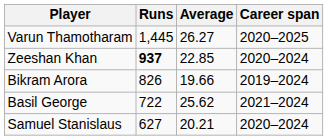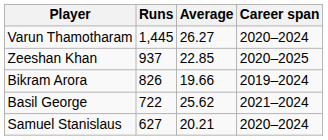(274, 37) 2020–2025 -> (274, 37) 2020–2024
(150, 59) bold -> (150, 59) normal
(274, 59) 2020–2024 -> (274, 59) 2020–2025
